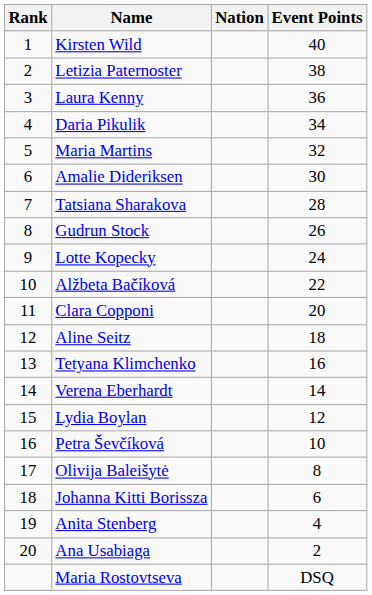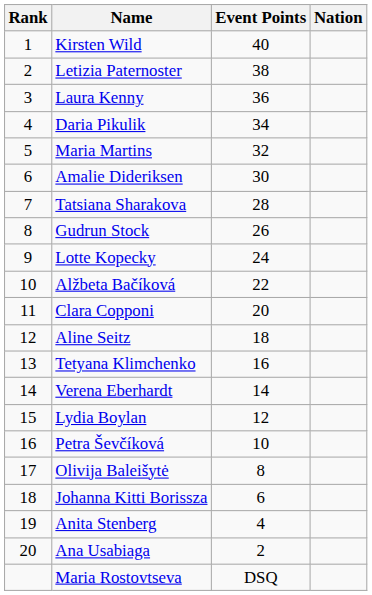columns swapped: (240, 17) <-> (317, 17)
